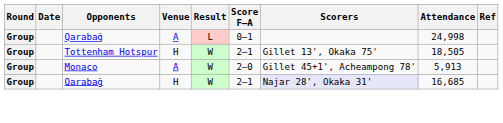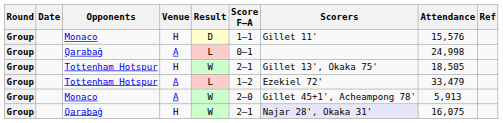+ row: (81, 37)
+ row: (111, 82)
(448, 82) 16,685 -> (448, 111) 16,075
